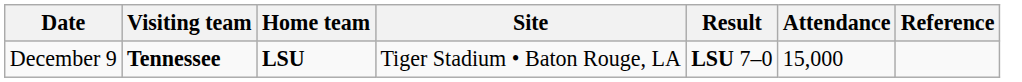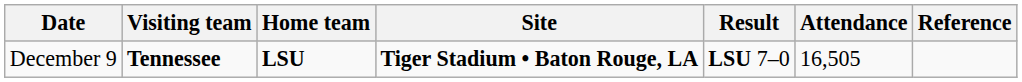(531, 59) normal -> (539, 59) bold
(813, 59) 15,000 -> (830, 59) 16,505
